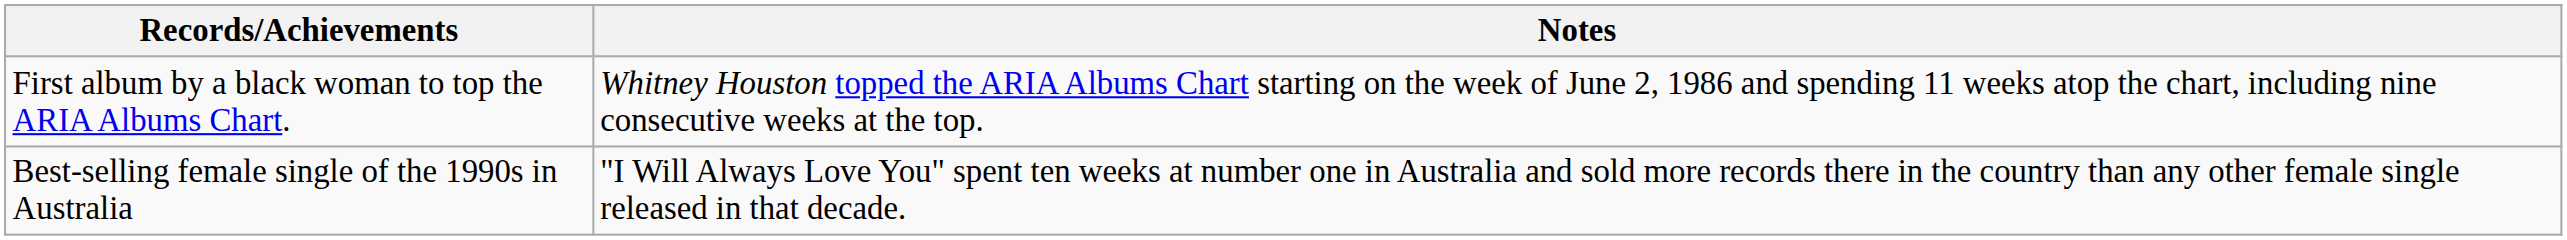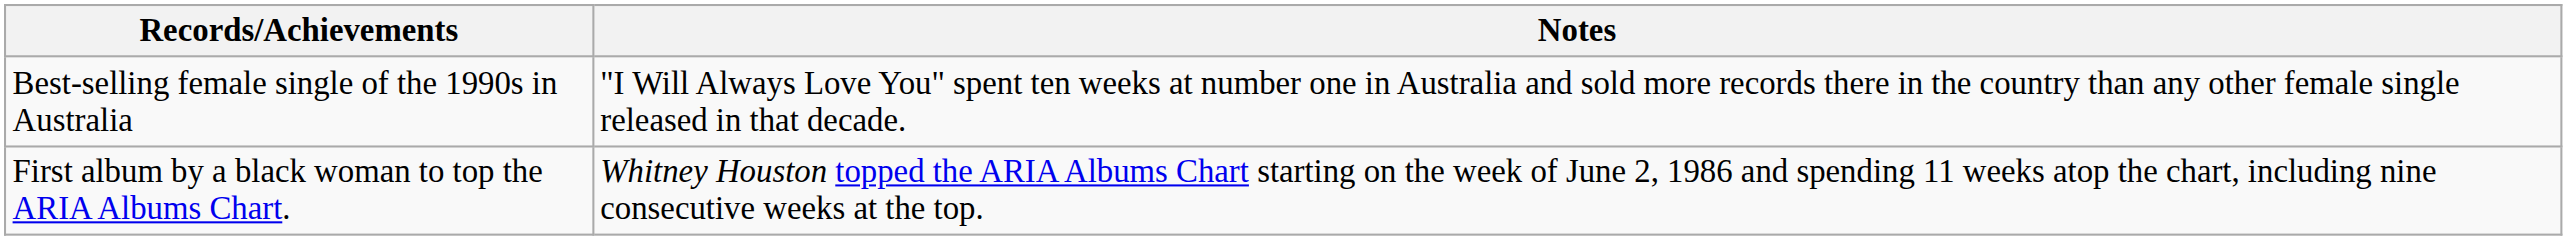rows swapped: (278, 100) <-> (285, 189)
